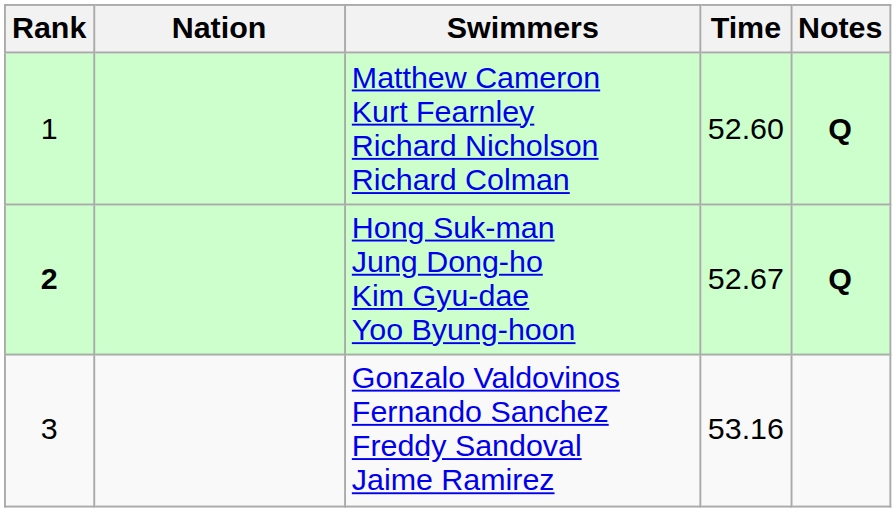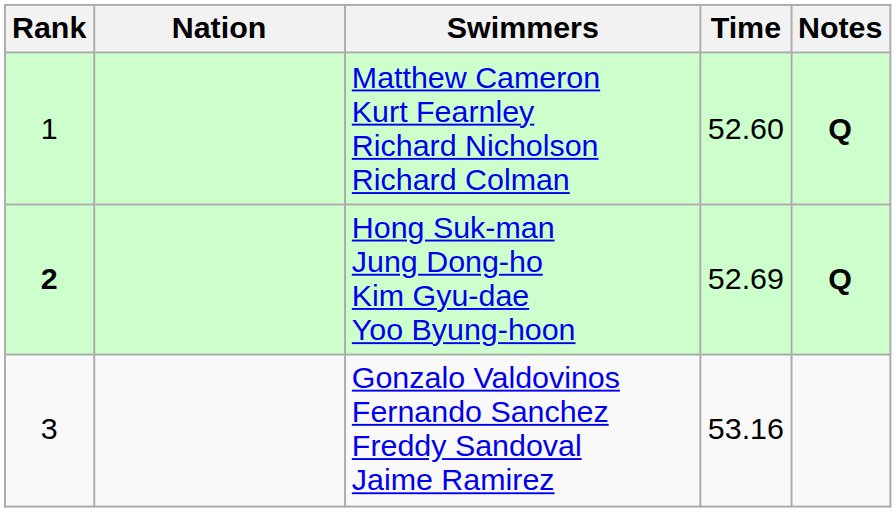(746, 278) 52.67 -> (746, 278) 52.69
